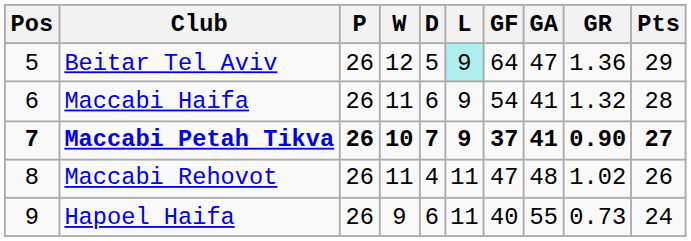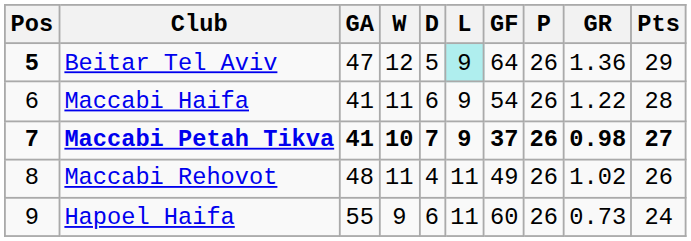columns swapped: (360, 24) <-> (544, 24)
(32, 63) normal -> (32, 63) bold
(598, 101) 1.32 -> (598, 101) 1.22
(598, 140) 0.90 -> (598, 140) 0.98
(504, 178) 47 -> (504, 178) 49
(504, 217) 40 -> (504, 217) 60
